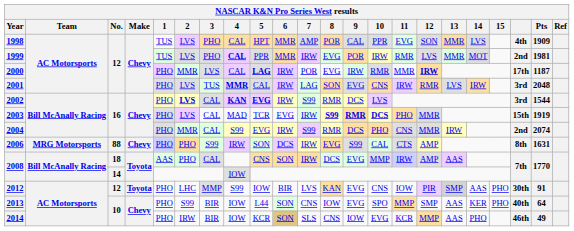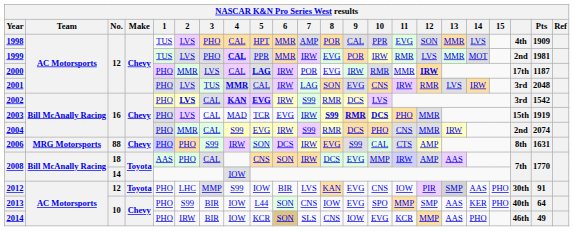(542, 100) 1544 -> (542, 100) 1542
